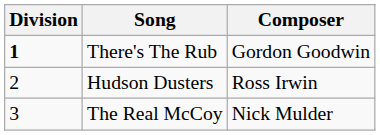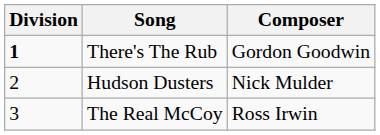(275, 82) Ross Irwin -> (282, 82) Nick Mulder
(282, 113) Nick Mulder -> (275, 113) Ross Irwin
